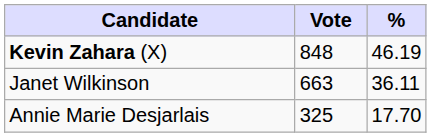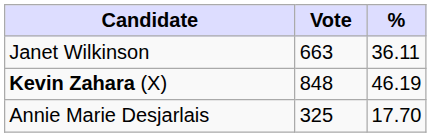rows swapped: (88, 52) <-> (79, 83)
